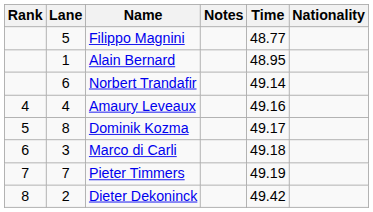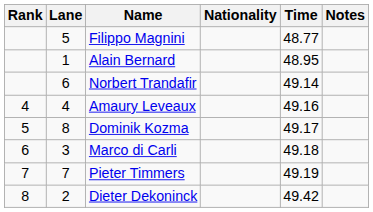columns swapped: (329, 15) <-> (224, 15)
